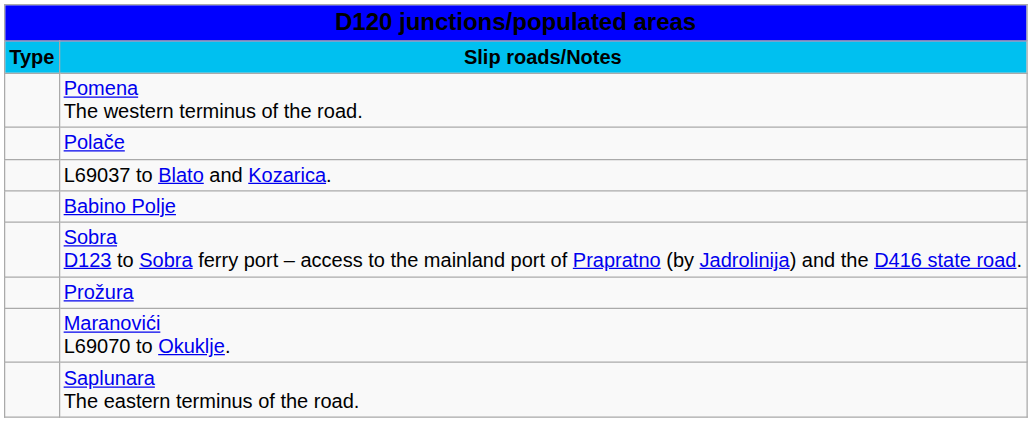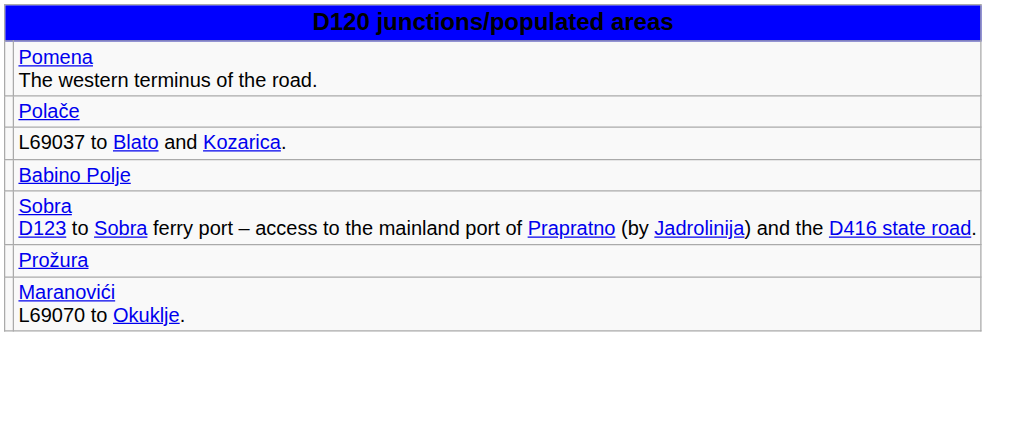- row: (543, 57)
- row: (212, 389)
